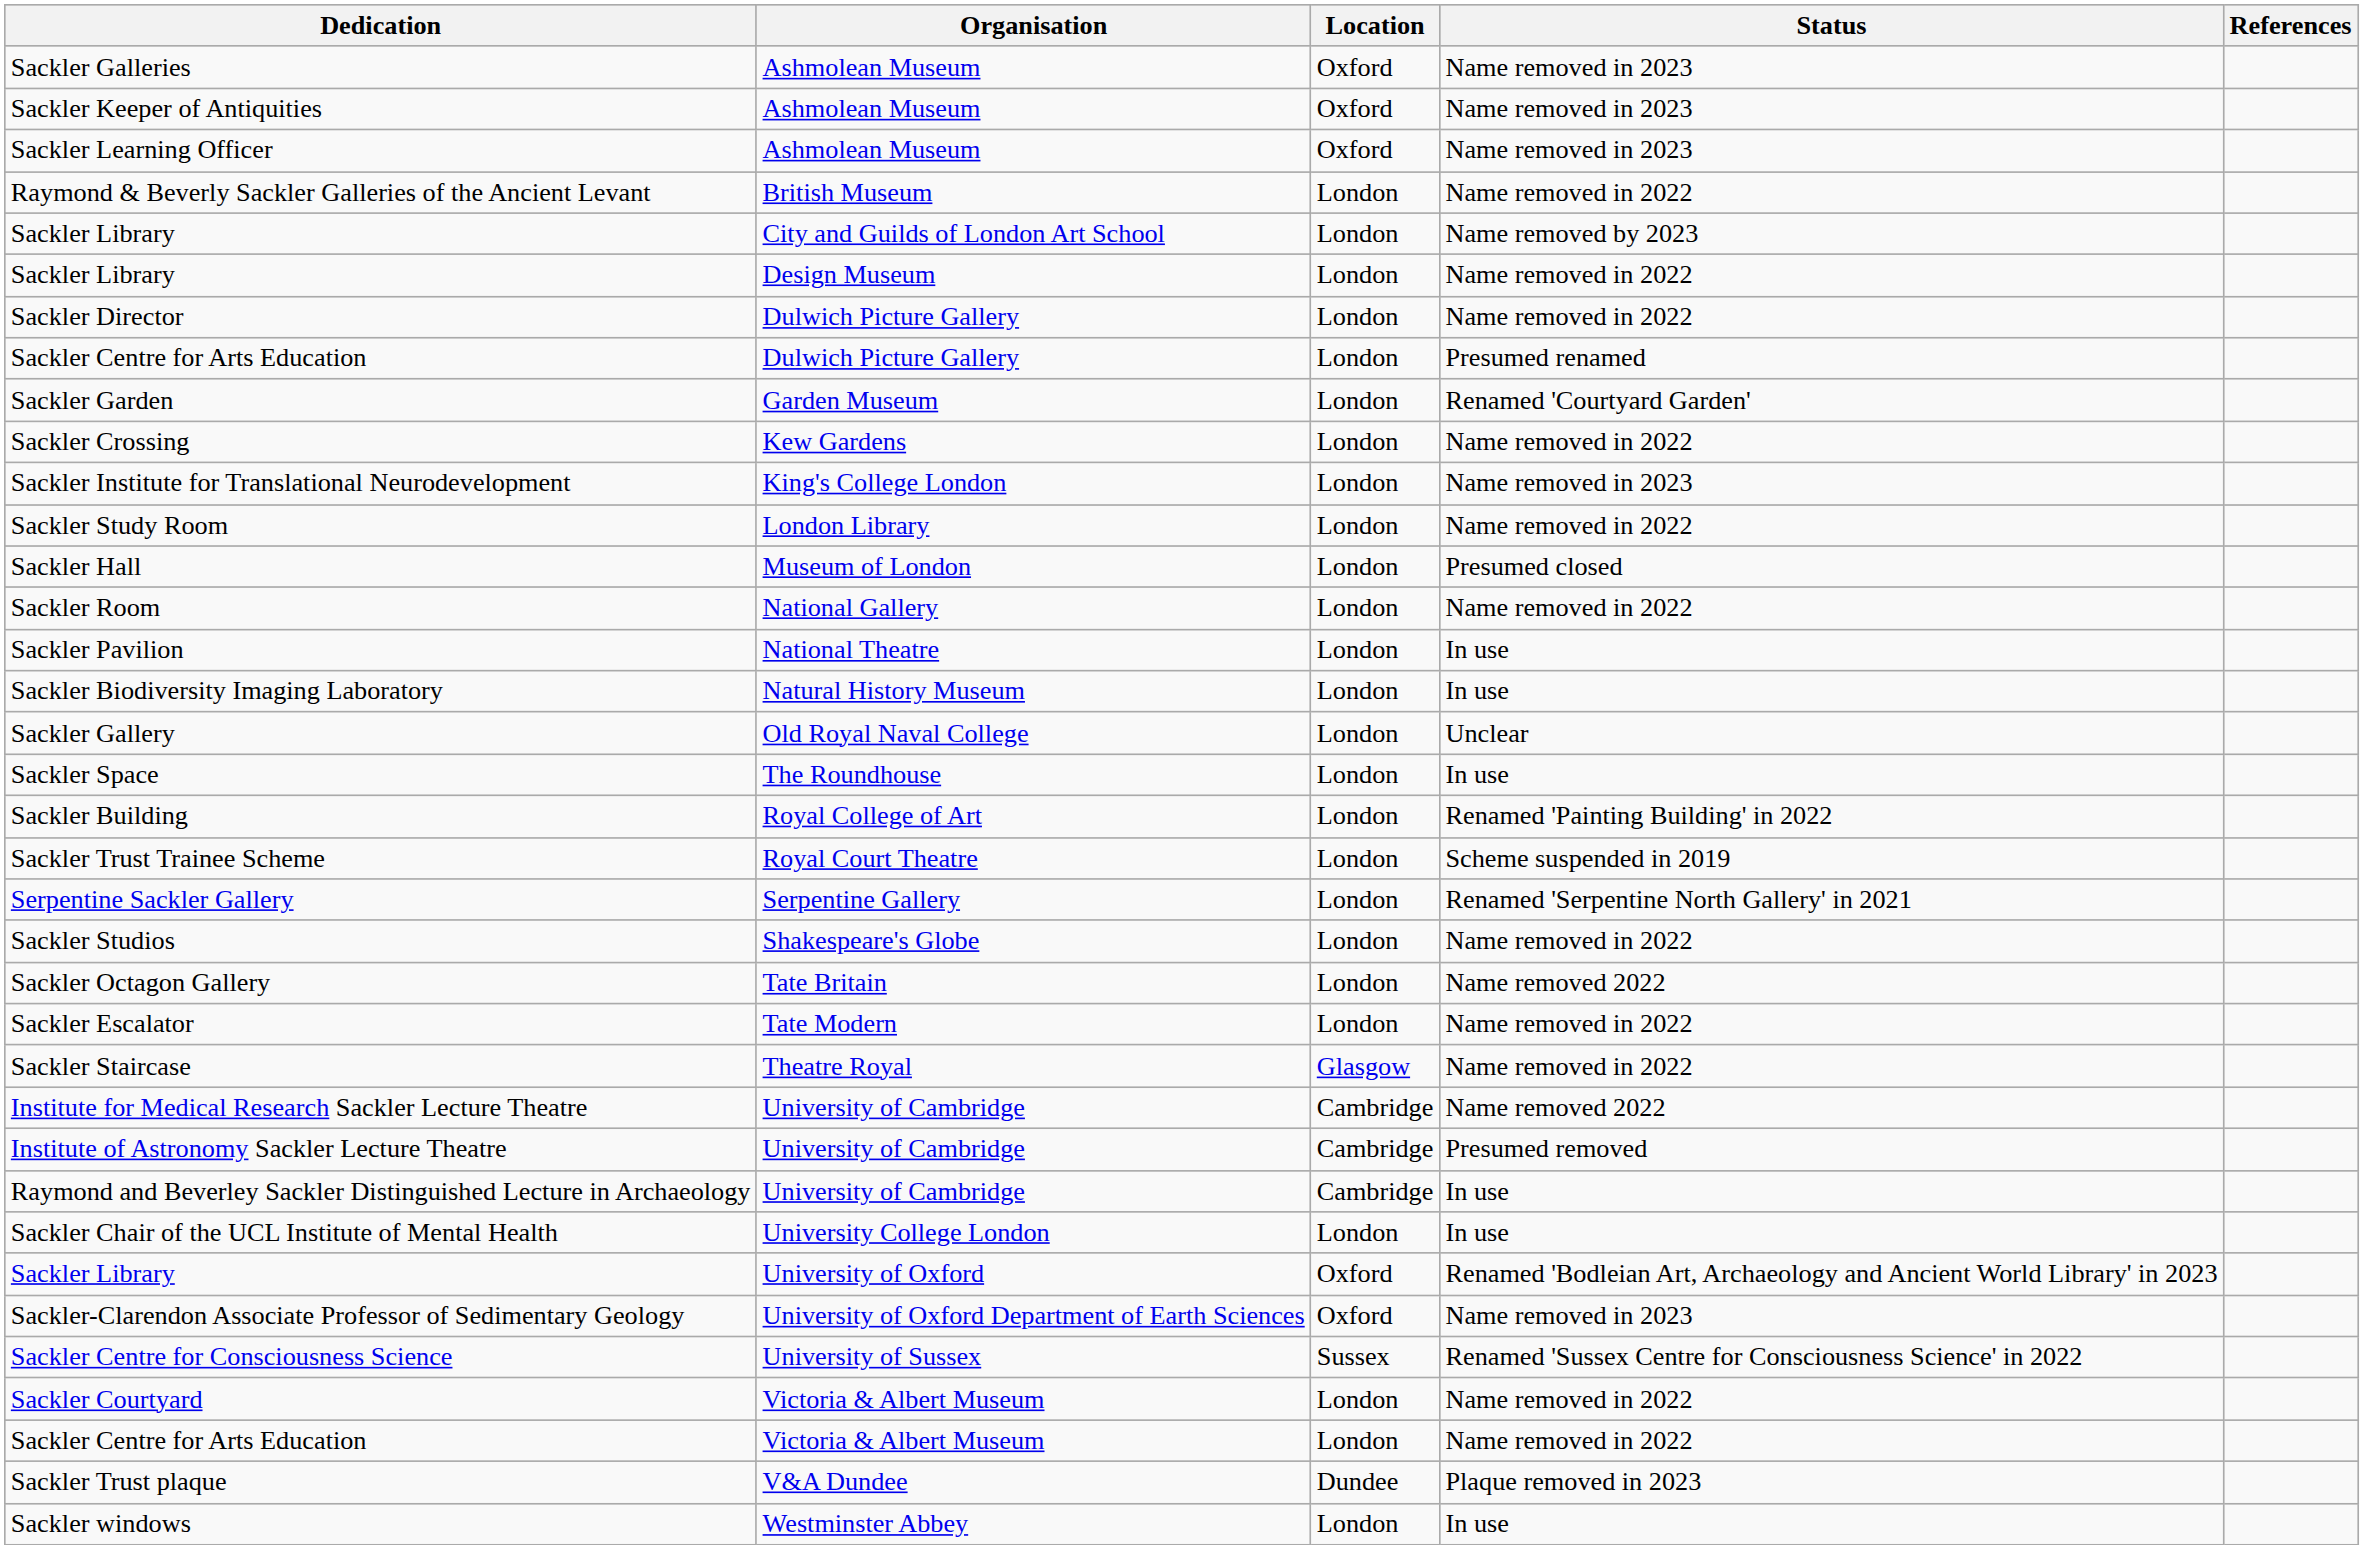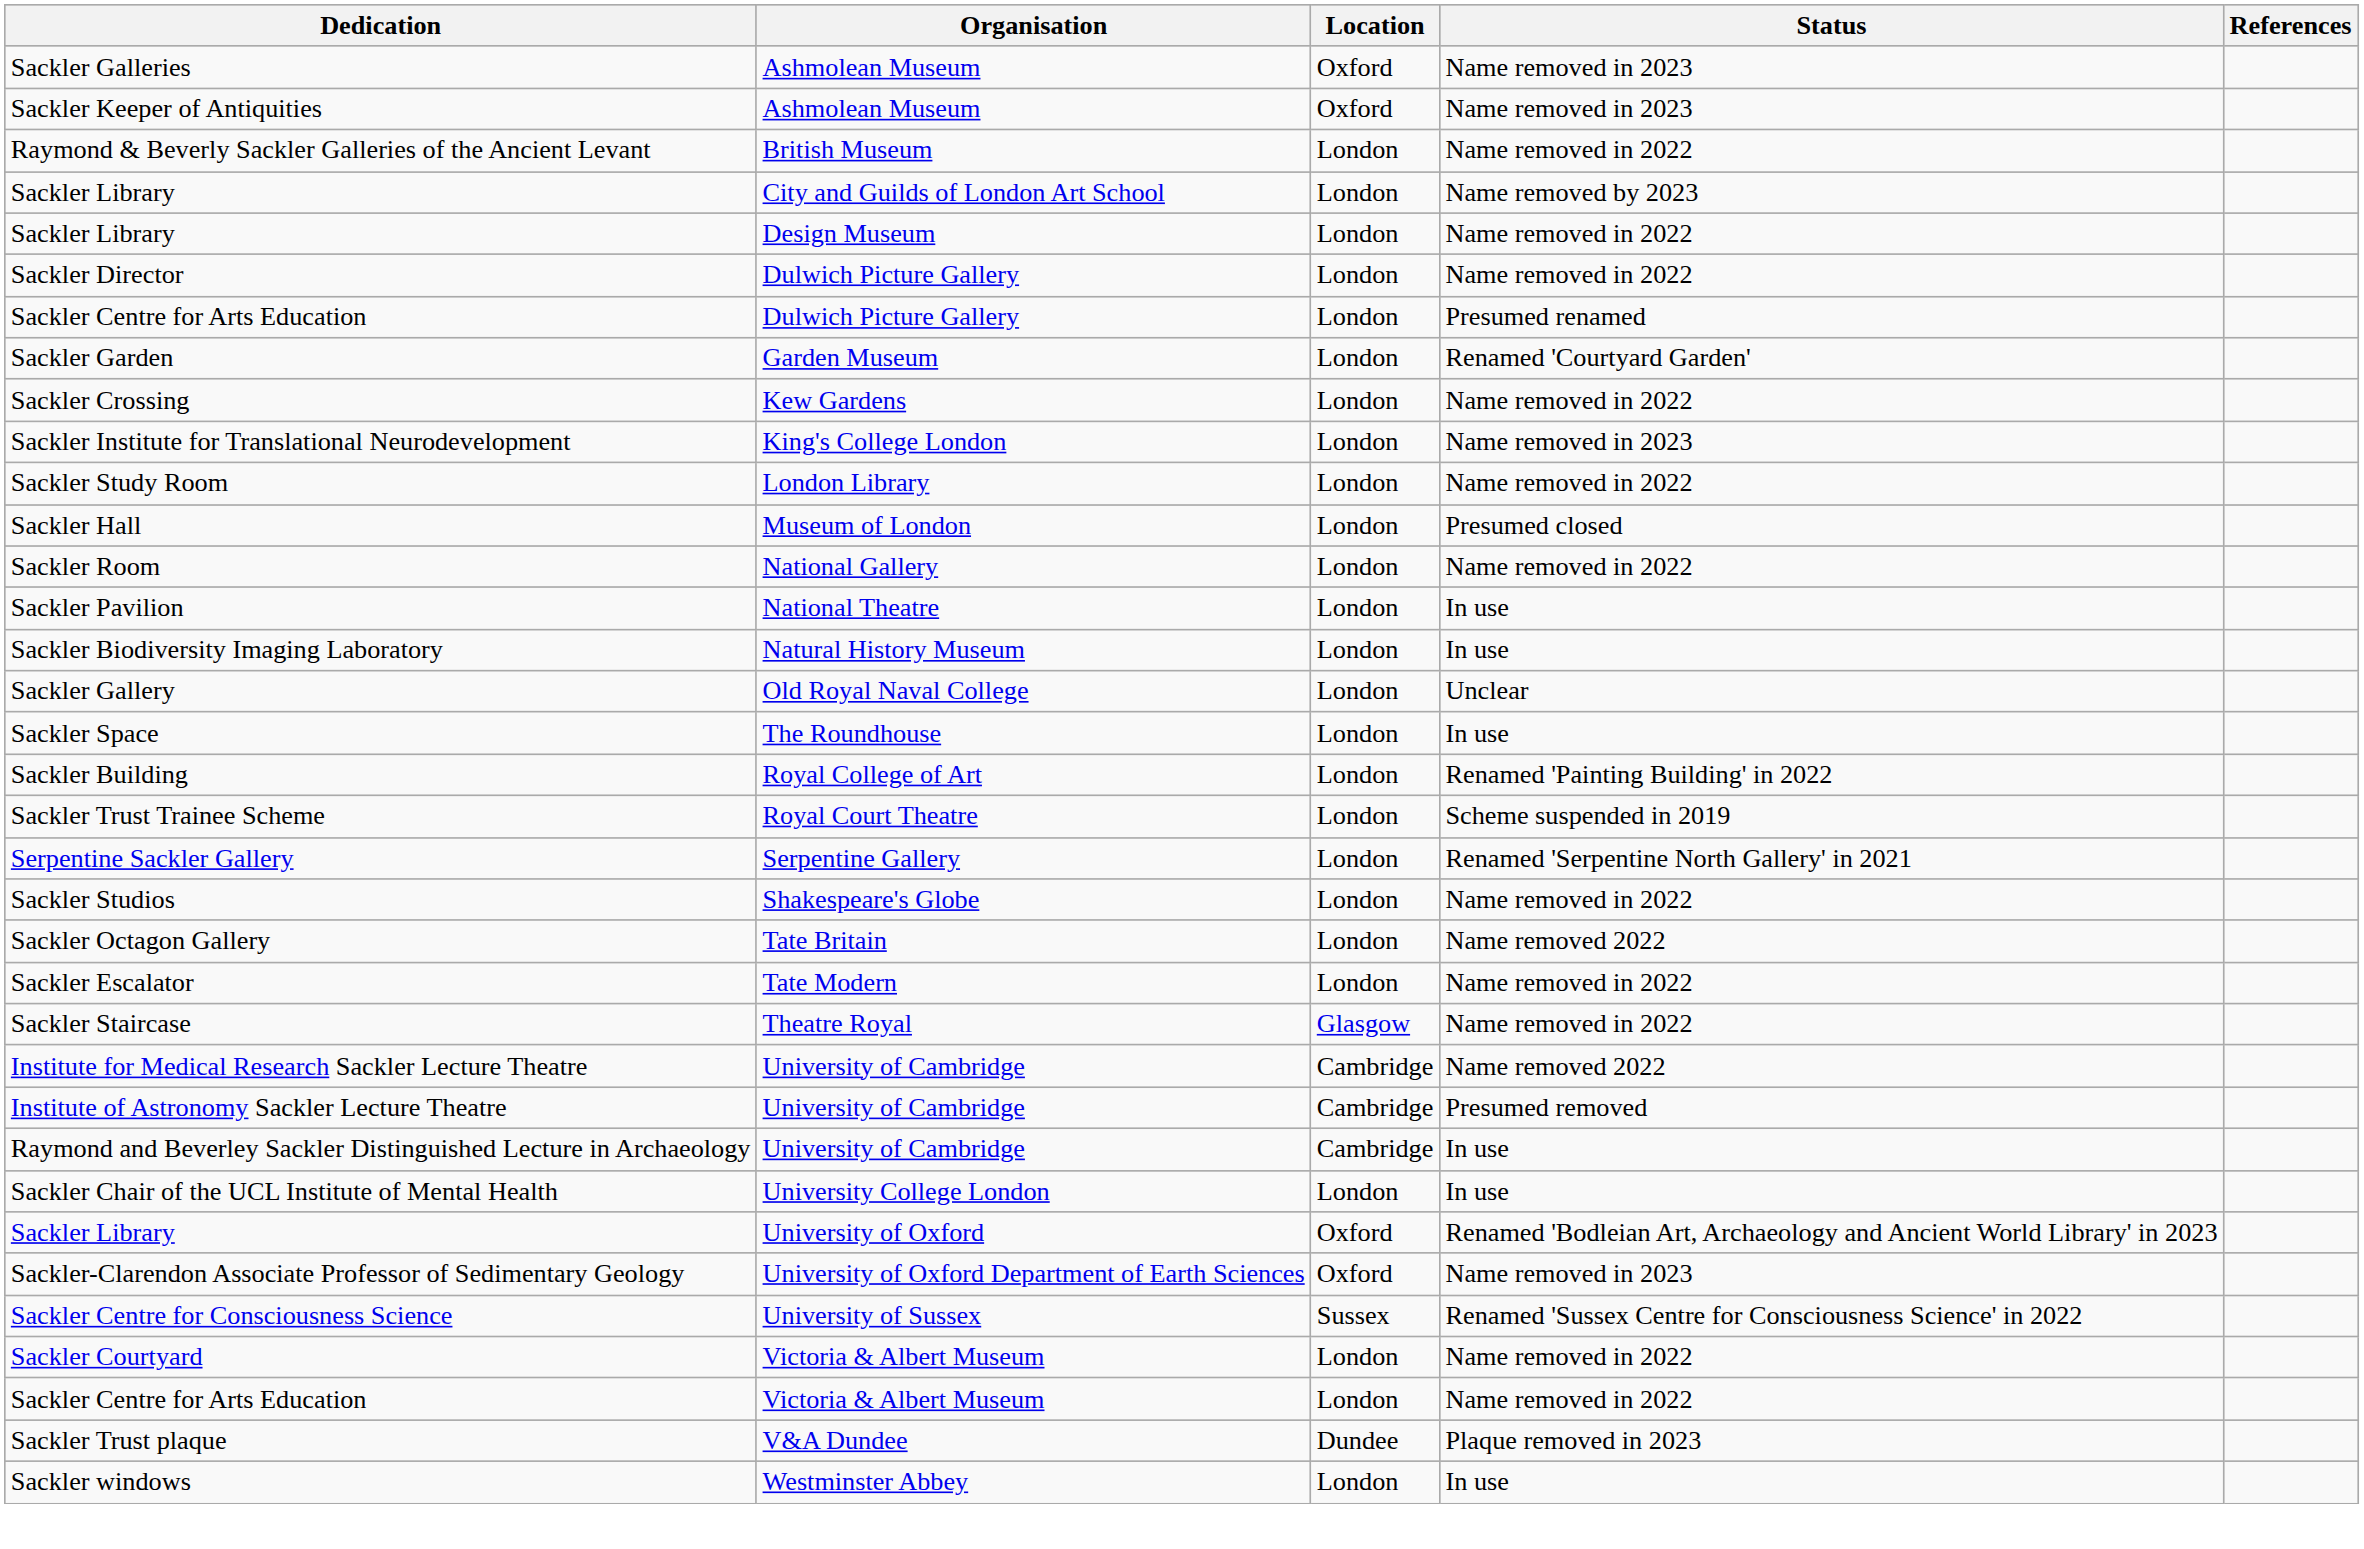- row: (142, 150)
